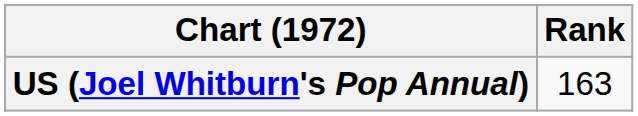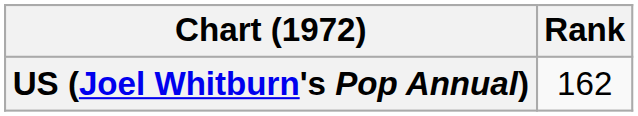(585, 83) 163 -> (585, 83) 162
